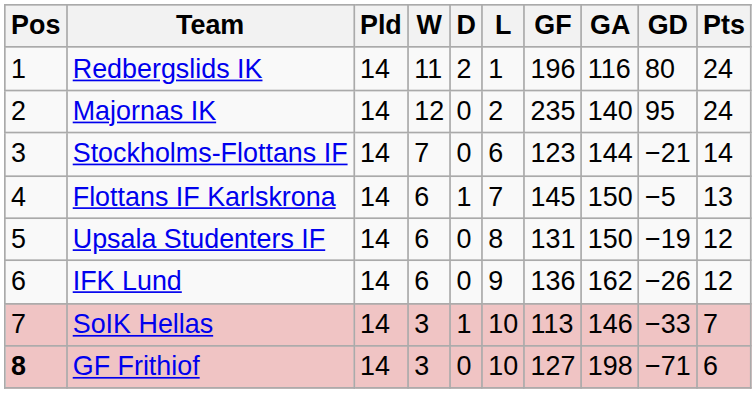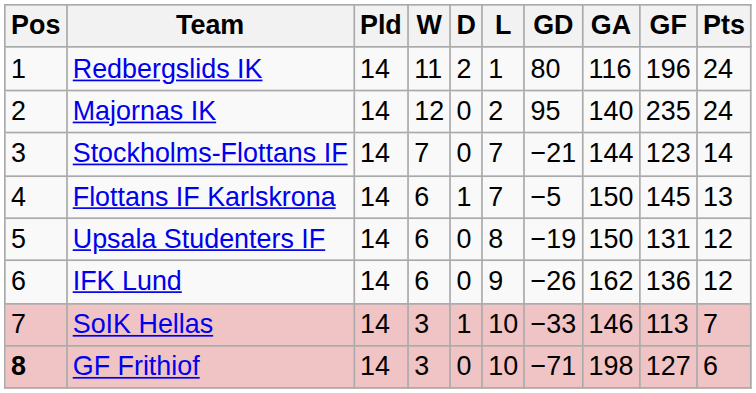columns swapped: (553, 25) <-> (668, 25)
(496, 153) 6 -> (496, 153) 7
